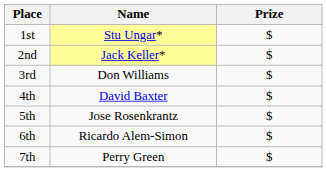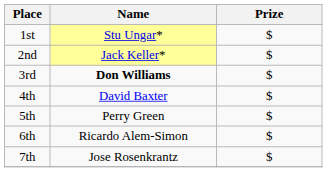(133, 75) normal -> (133, 75) bold
(133, 116) Jose Rosenkrantz -> (133, 116) Perry Green
(133, 156) Perry Green -> (133, 156) Jose Rosenkrantz
